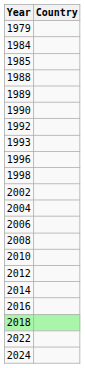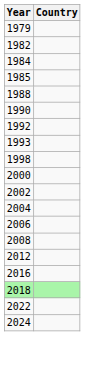+ row: (19, 45)
- row: (19, 94)
- row: (19, 159)
+ row: (19, 176)
- row: (19, 257)
- row: (19, 290)
